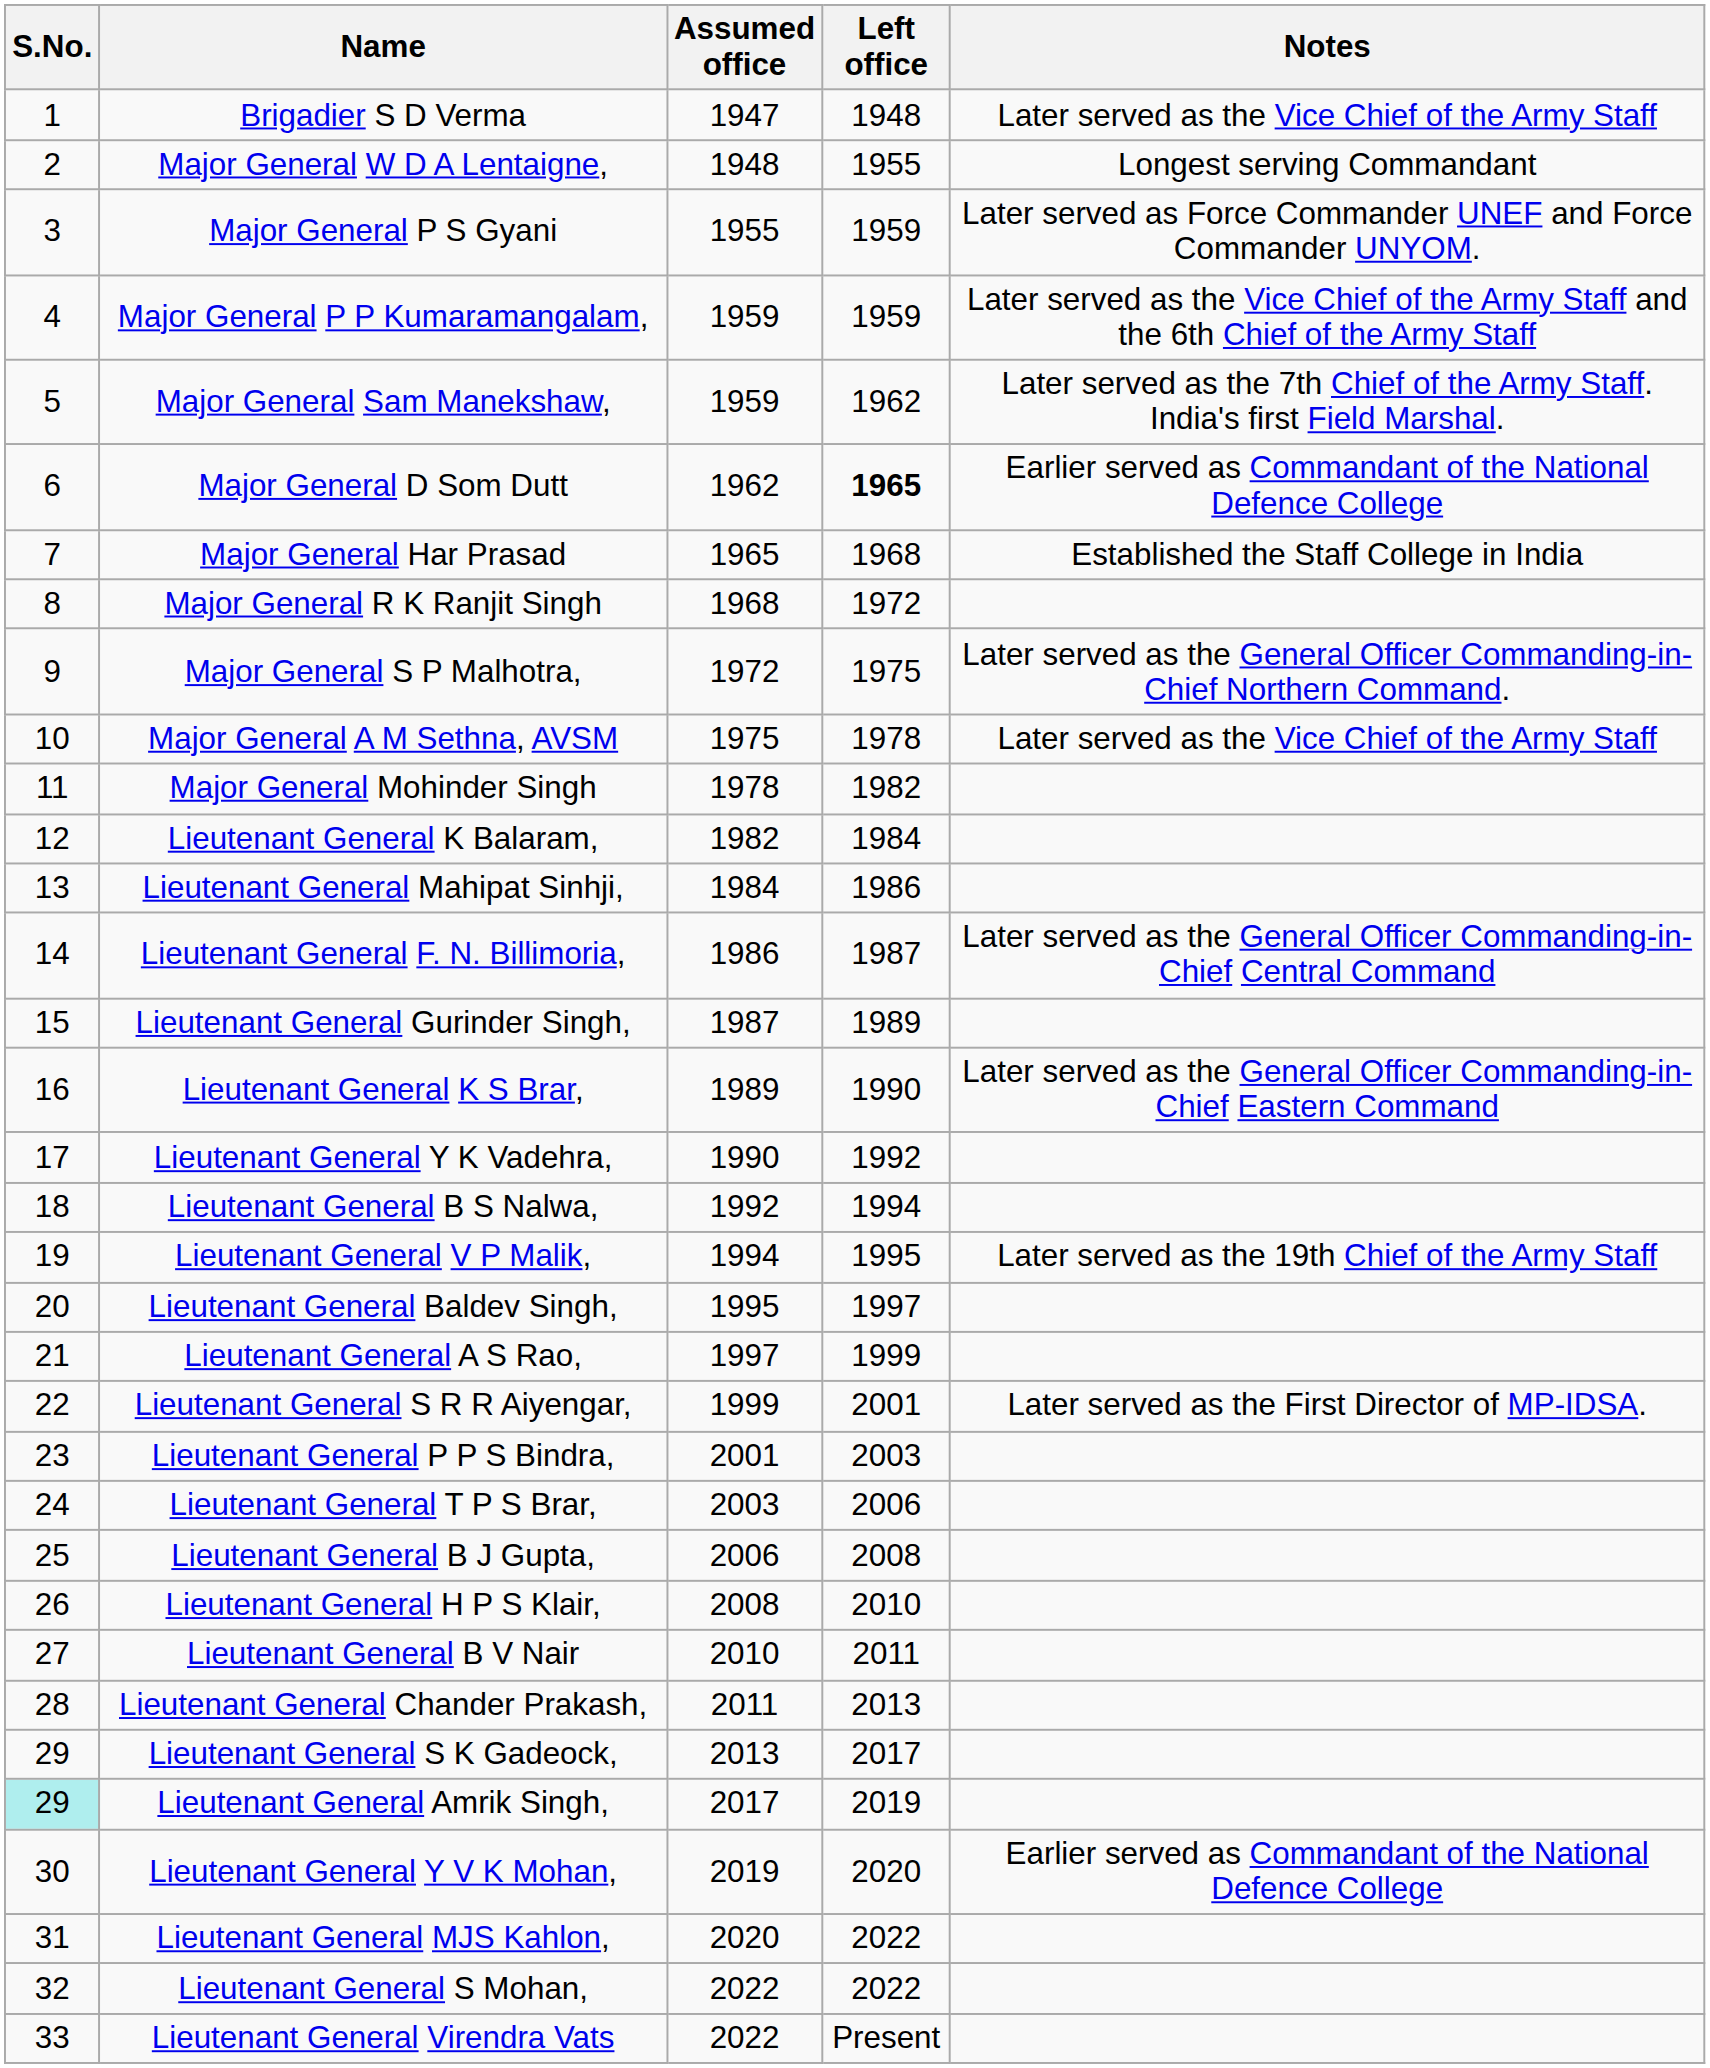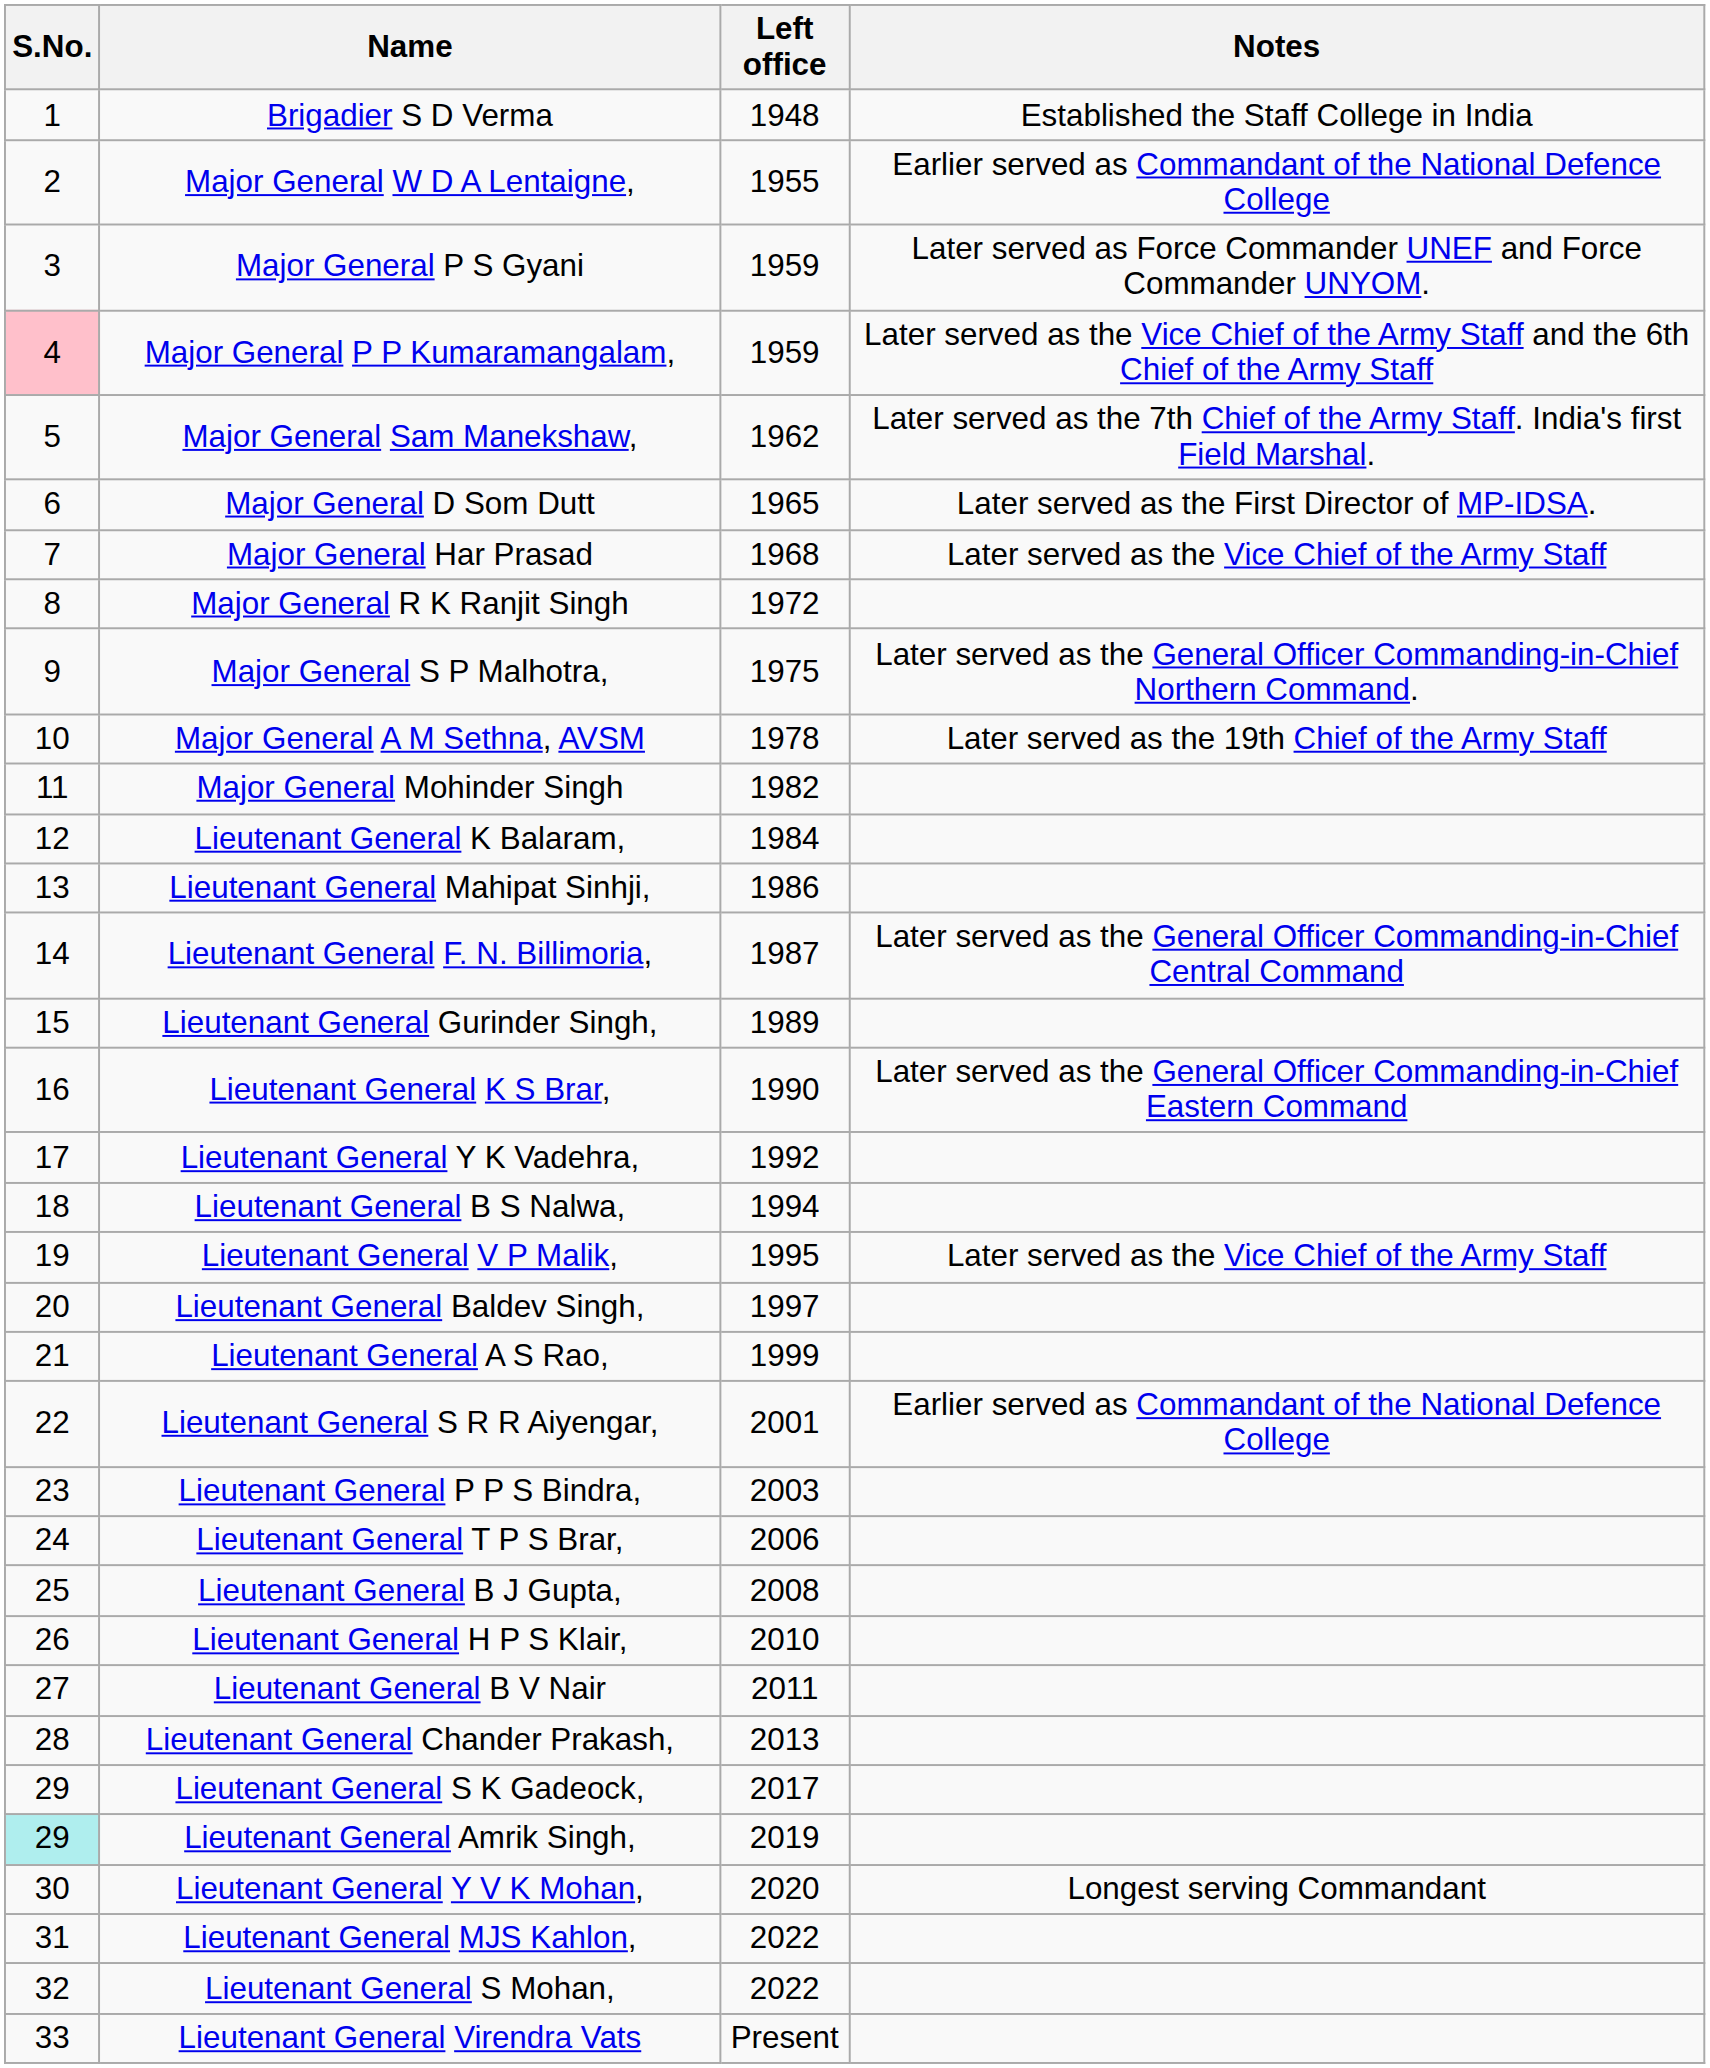- column: (745, 47)
(1327, 114) Later served as the Vice Chief of the Army Staff -> (1277, 114) Established the Staff College in India
(1327, 164) Longest serving Commandant -> (1277, 181) Earlier served as Commandant of the National Defence College
(52, 316) no background -> (52, 351) pink background
(886, 486) bold -> (785, 504) normal
(1327, 486) Earlier served as Commandant of the National Defence College -> (1277, 504) Later served as the First Director of MP-IDSA.
(1327, 553) Established the Staff College in India -> (1277, 553) Later served as the Vice Chief of the Army Staff
(1327, 738) Later served as the Vice Chief of the Army Staff -> (1277, 738) Later served as the 19th Chief of the Army Staff
(1327, 1256) Later served as the 19th Chief of the Army Staff -> (1277, 1256) Later served as the Vice Chief of the Army Staff
(1327, 1405) Later served as the First Director of MP-IDSA. -> (1277, 1423) Earlier served as Commandant of the National Defence College
(1327, 1871) Earlier served as Commandant of the National Defence College -> (1277, 1888) Longest serving Commandant
